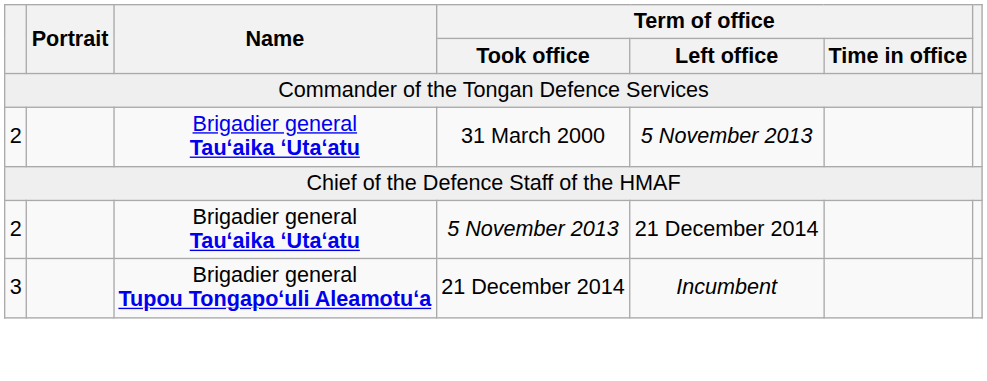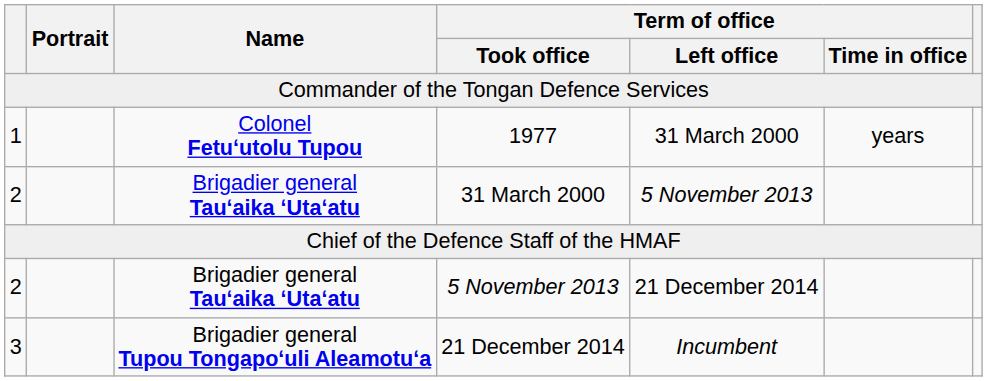+ row: (533, 136)
